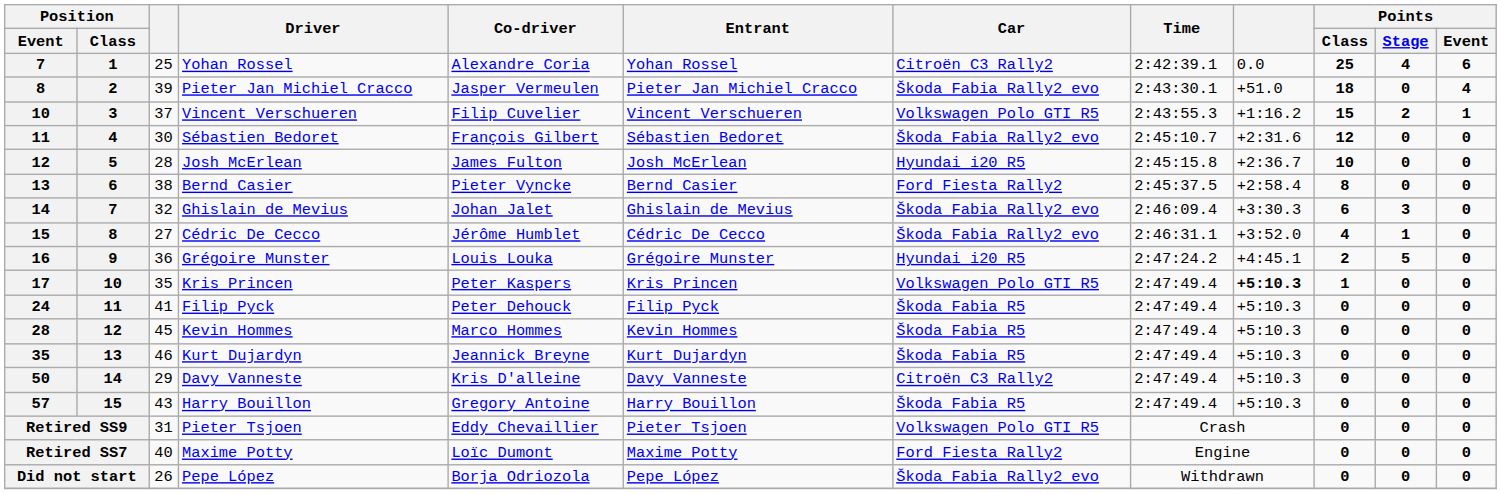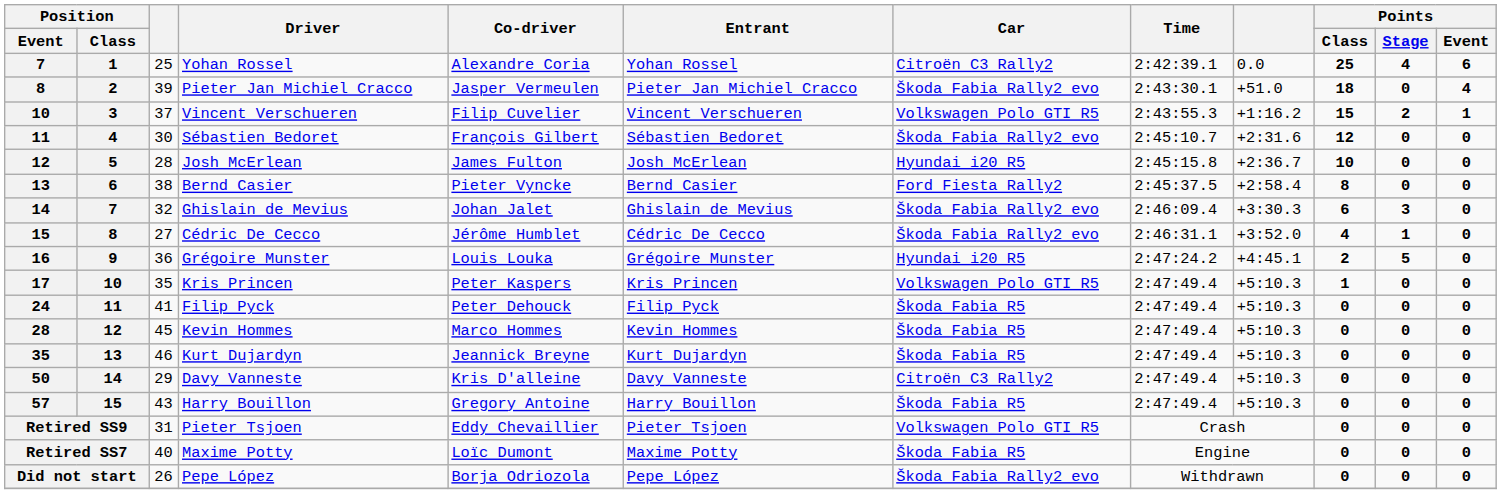(1269, 283) bold -> (1269, 283) normal
(979, 452) Ford Fiesta Rally2 -> (961, 452) Škoda Fabia R5
